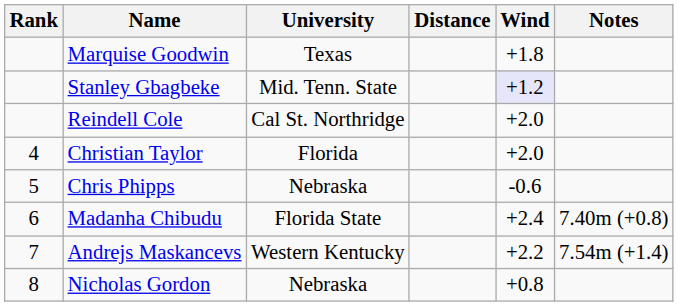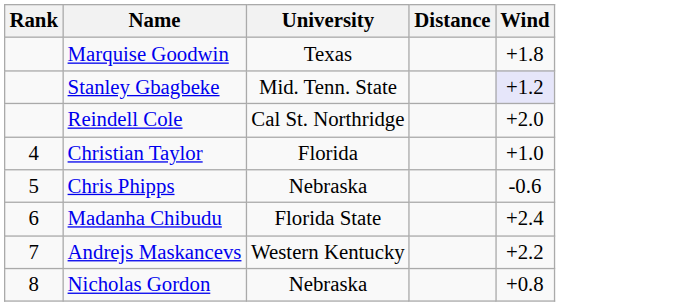- column: (614, 20)
(525, 152) +2.0 -> (525, 152) +1.0
